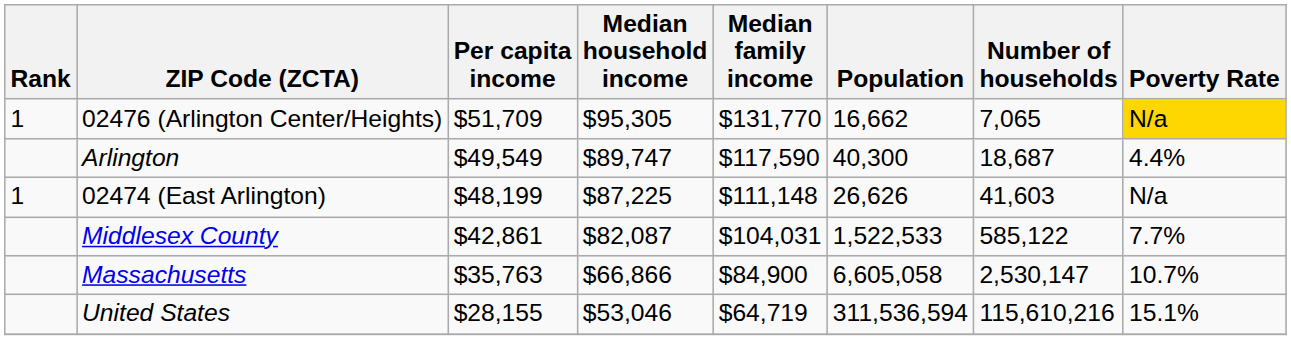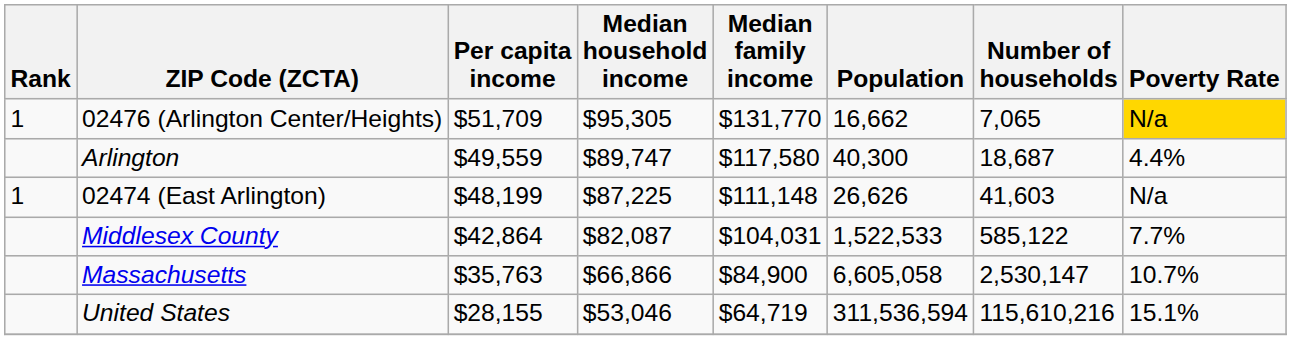(498, 157) $49,549 -> (498, 157) $49,559
(769, 157) $117,590 -> (769, 157) $117,580
(498, 235) $42,861 -> (498, 235) $42,864
